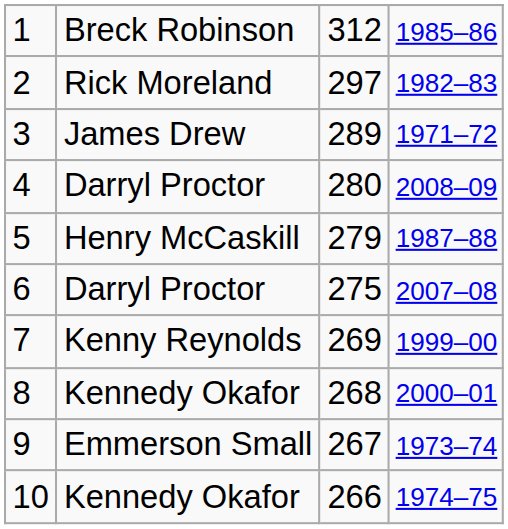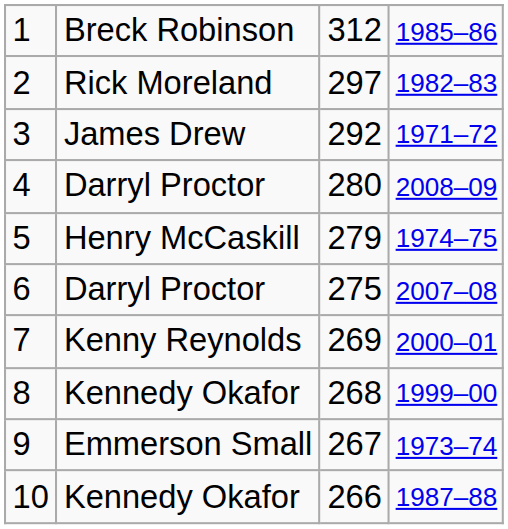(355, 133) 289 -> (355, 133) 292
(446, 238) 1987–88 -> (446, 238) 1974–75
(446, 341) 1999–00 -> (446, 341) 2000–01
(446, 393) 2000–01 -> (446, 393) 1999–00
(446, 497) 1974–75 -> (446, 497) 1987–88
